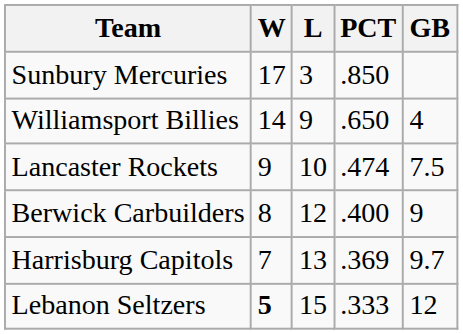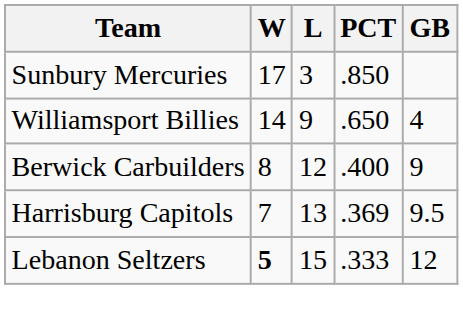- row: (115, 166)
(427, 259) 9.7 -> (427, 213) 9.5
